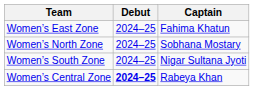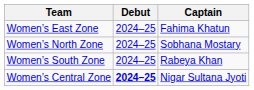(203, 61) Nigar Sultana Jyoti -> (191, 61) Rabeya Khan
(191, 77) Rabeya Khan -> (203, 77) Nigar Sultana Jyoti
